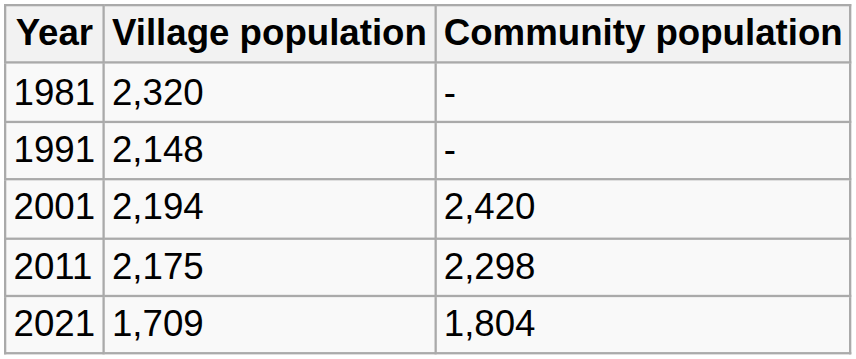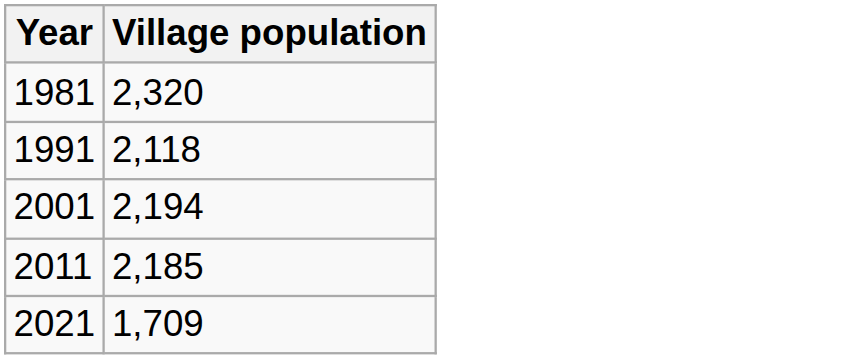- column: (643, 33)
(158, 149) 2,148 -> (156, 149) 2,118
(158, 265) 2,175 -> (158, 265) 2,185
